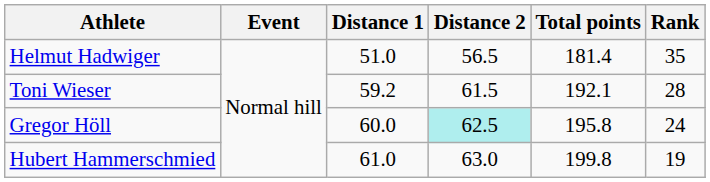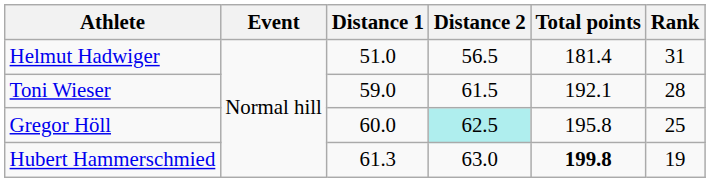(675, 56) 35 -> (675, 56) 31
(378, 90) 59.2 -> (378, 90) 59.0
(675, 125) 24 -> (675, 125) 25
(378, 159) 61.0 -> (378, 159) 61.3
(588, 159) normal -> (588, 159) bold
